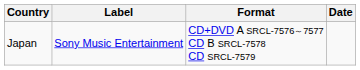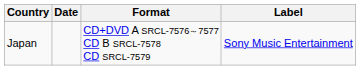columns swapped: (341, 13) <-> (119, 13)
